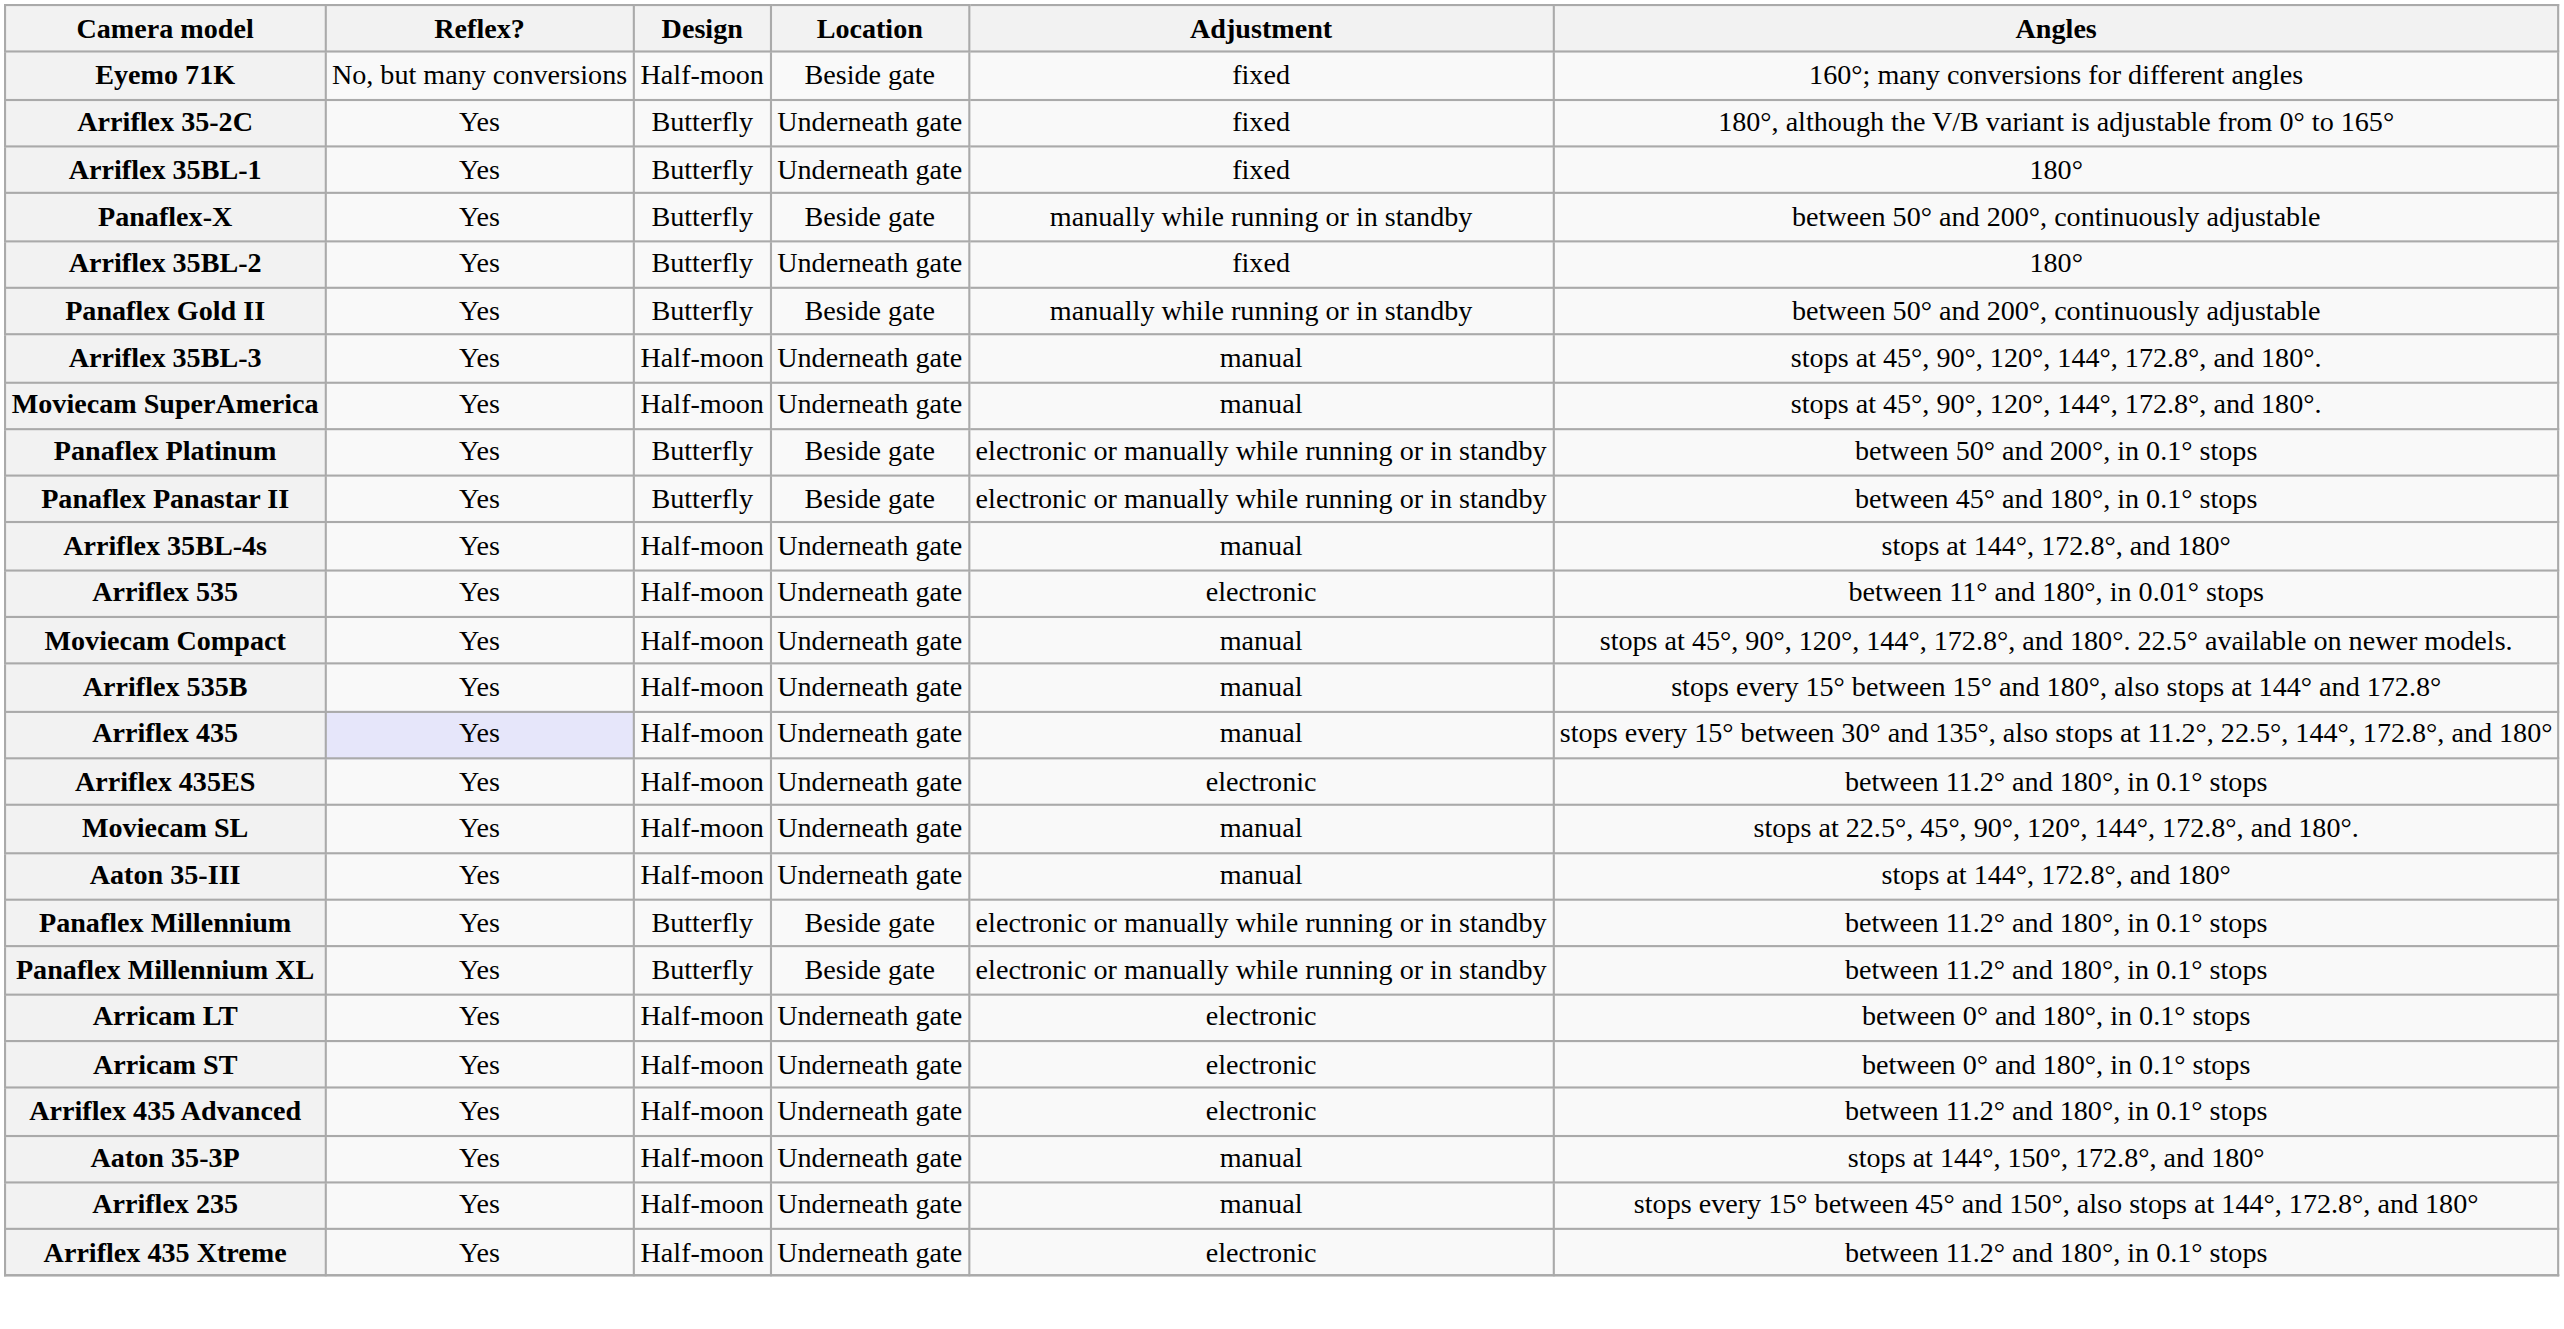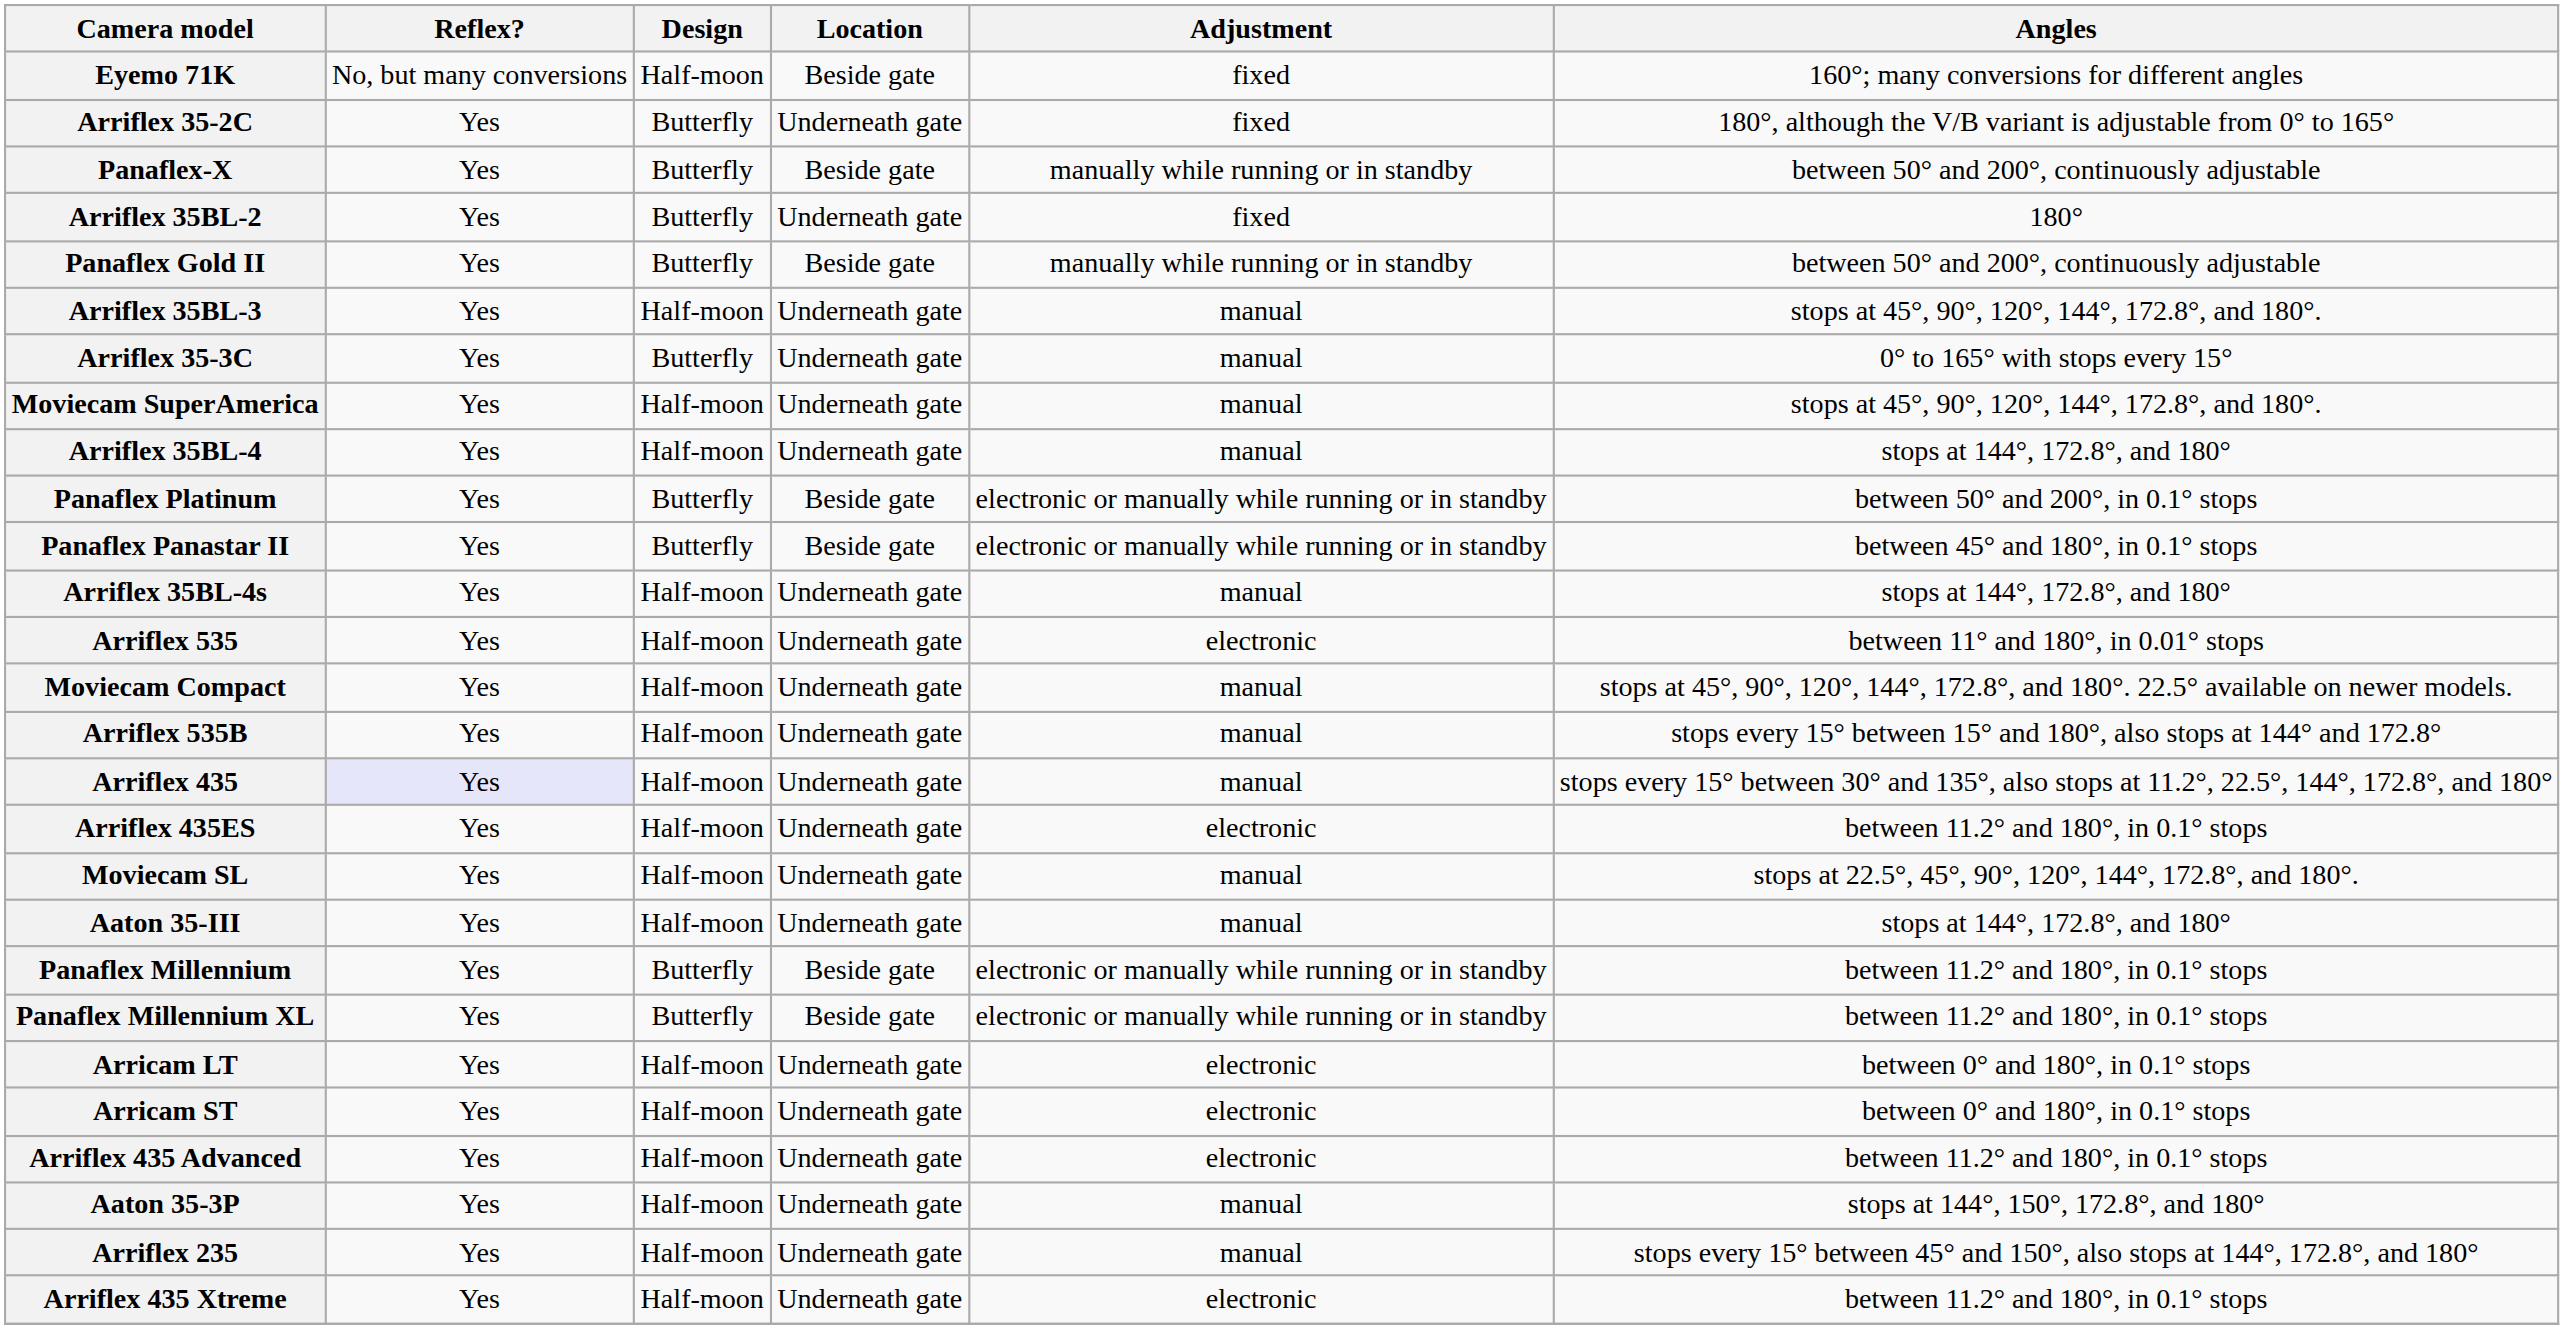- row: (165, 169)
+ row: (165, 357)
+ row: (165, 452)
